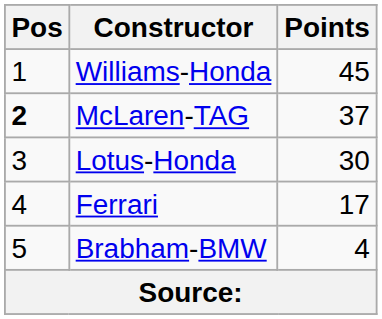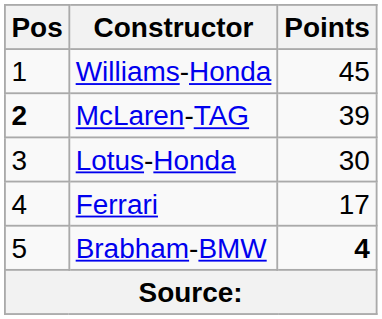(354, 116) 37 -> (354, 116) 39
(362, 249) normal -> (362, 249) bold
